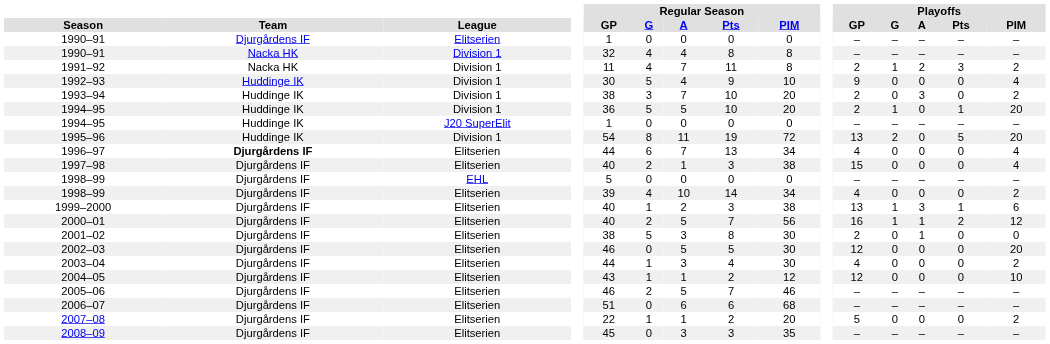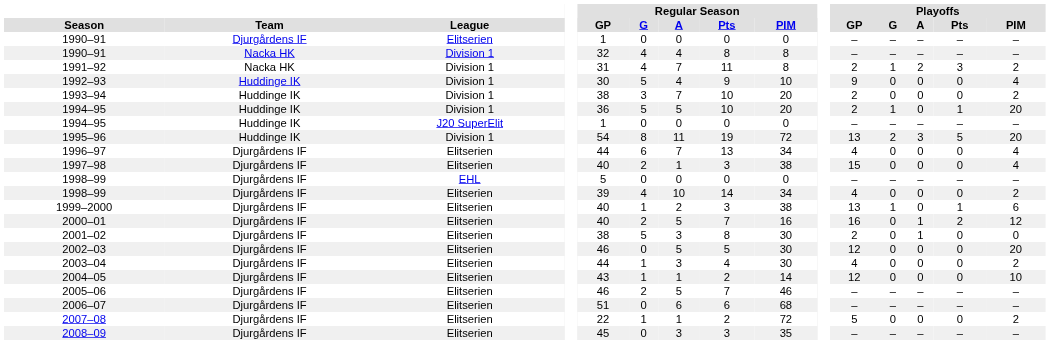(609, 67) 11 -> (603, 67) 31
(922, 95) 3 -> (920, 95) 0
(922, 137) 0 -> (920, 137) 3
(273, 151) bold -> (270, 151) normal
(922, 207) 3 -> (920, 207) 0
(789, 221) 56 -> (786, 221) 16
(895, 221) 1 -> (893, 221) 0
(789, 277) 12 -> (786, 277) 14
(789, 319) 20 -> (786, 319) 72
